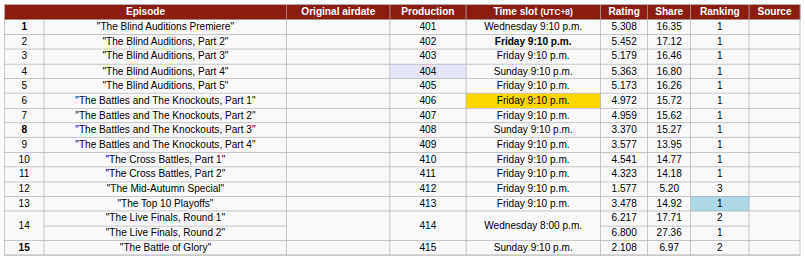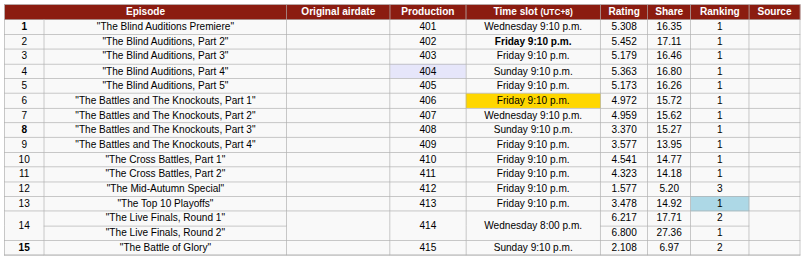(669, 41) 17.12 -> (669, 41) 17.11
(533, 115) Friday 9:10 p.m. -> (533, 115) Wednesday 9:10 p.m.
